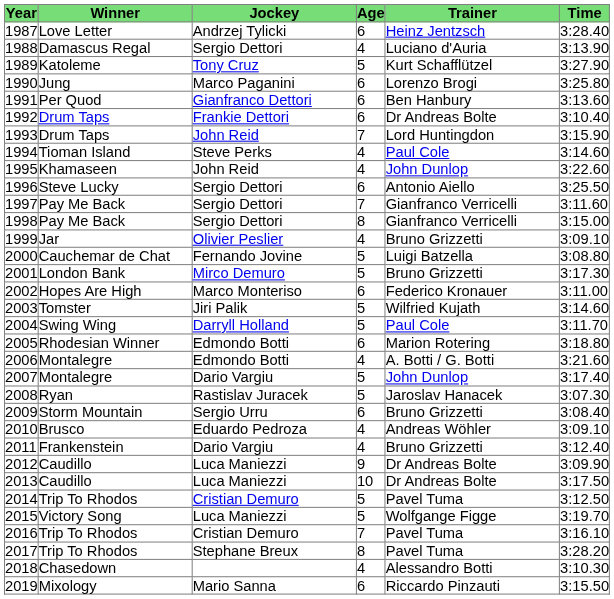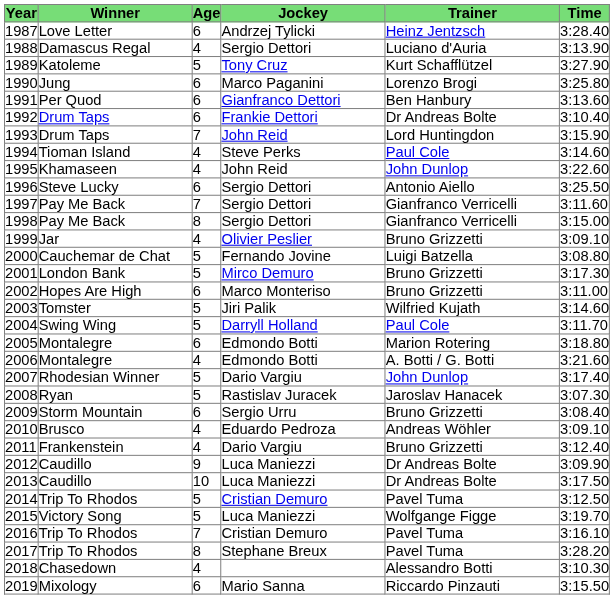columns swapped: (371, 13) <-> (274, 13)
(446, 291) Federico Kronauer -> (434, 291) Bruno Grizzetti
(99, 343) Rhodesian Winner -> (75, 343) Montalegre
(75, 377) Montalegre -> (99, 377) Rhodesian Winner
